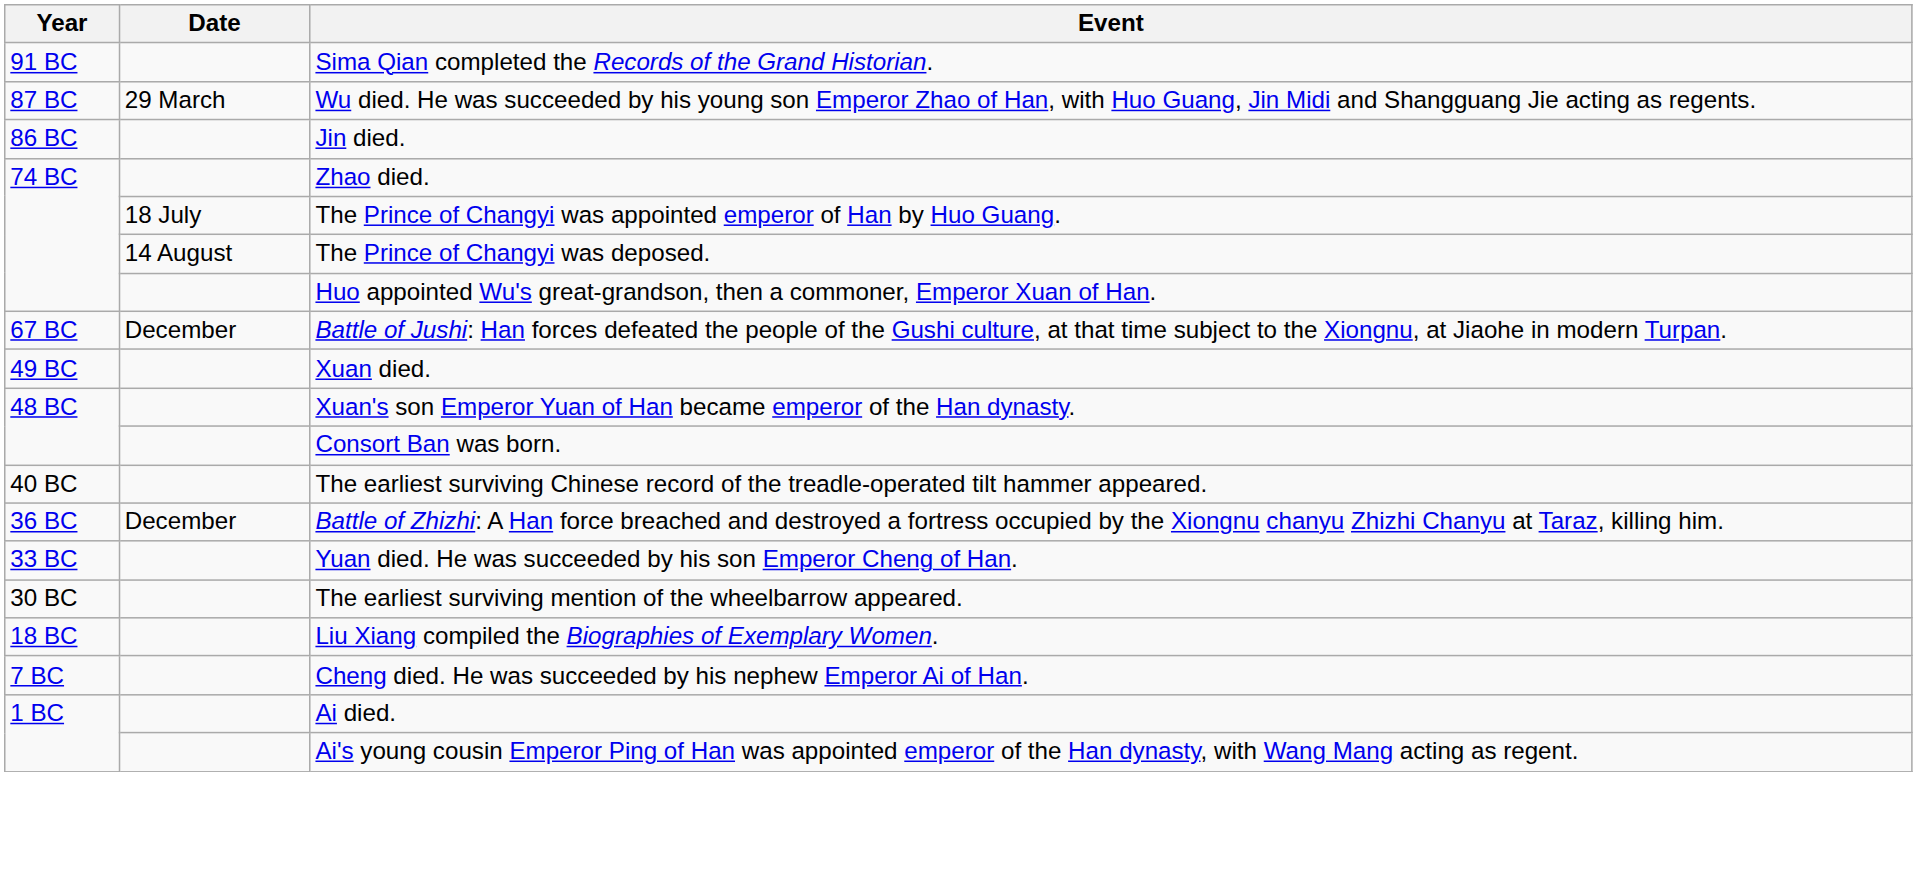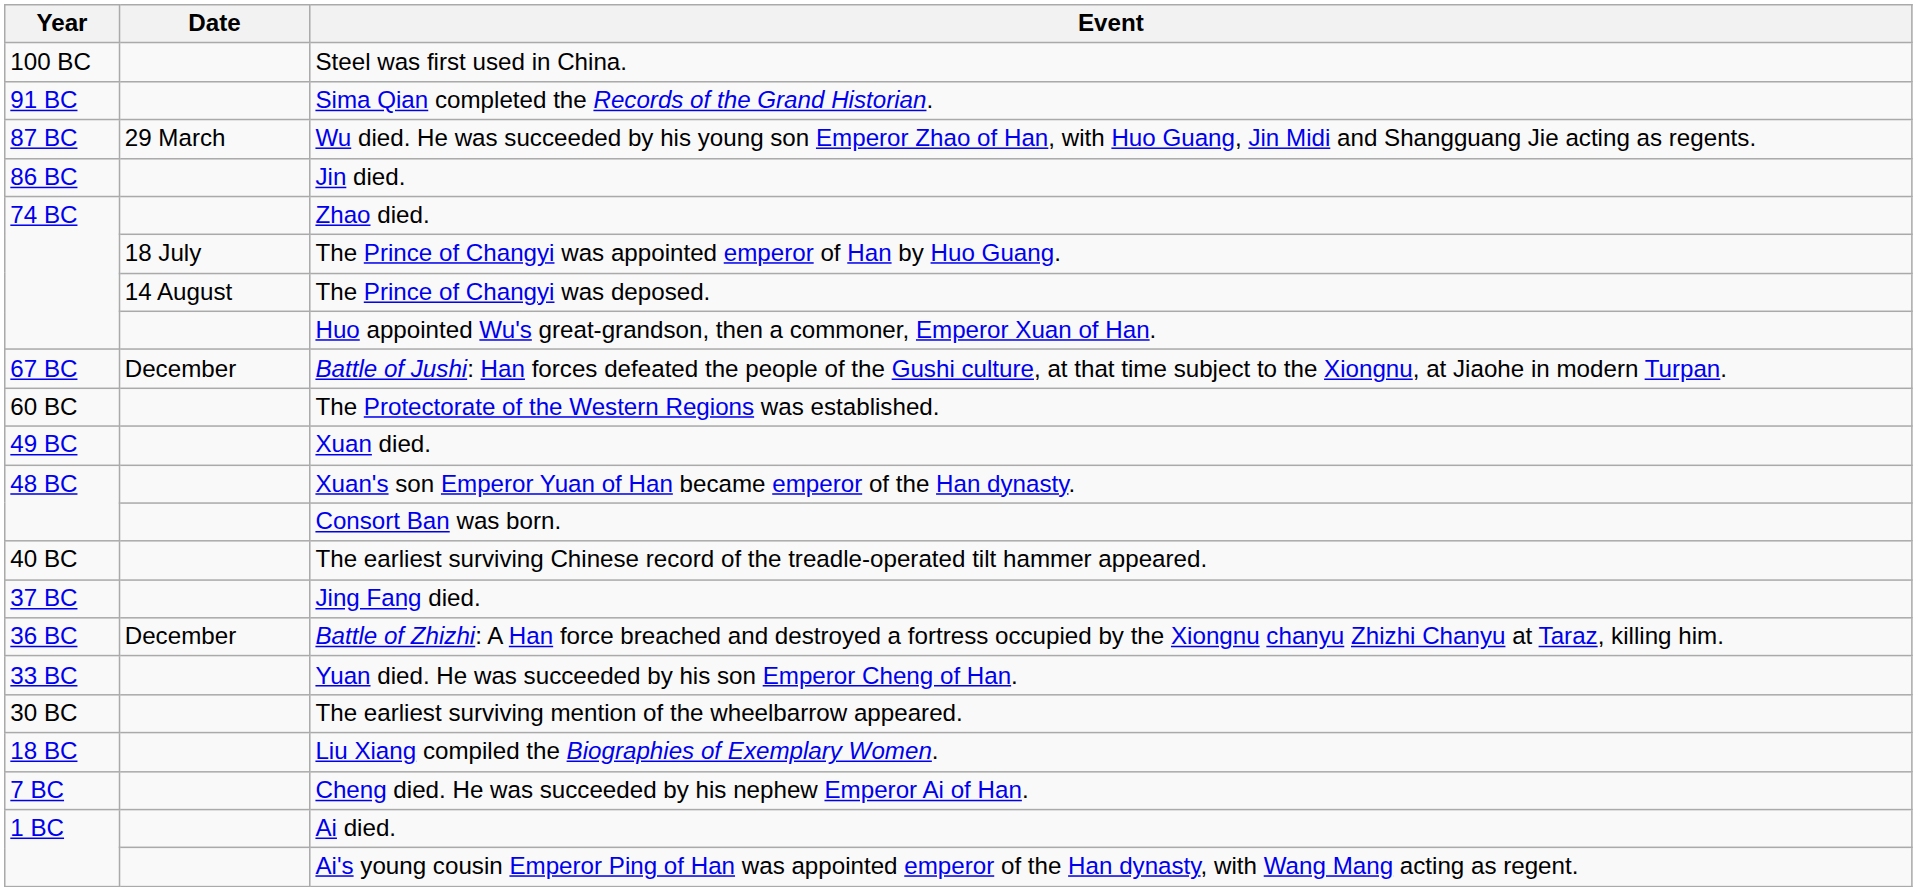+ row: (471, 61)
+ row: (627, 406)
+ row: (398, 598)
